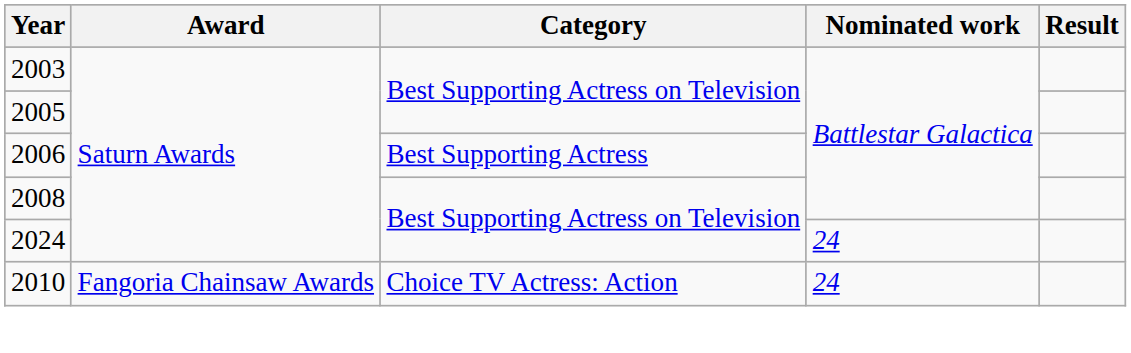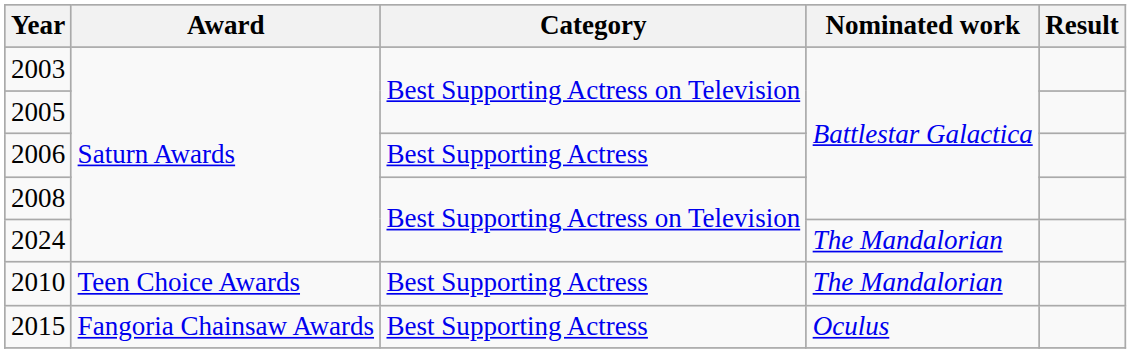(826, 240) 24 -> (908, 240) The Mandalorian
(226, 283) Fangoria Chainsaw Awards -> (189, 283) Teen Choice Awards
(532, 283) Choice TV Actress: Action -> (517, 283) Best Supporting Actress
(826, 283) 24 -> (908, 283) The Mandalorian
+ row: (38, 326)
